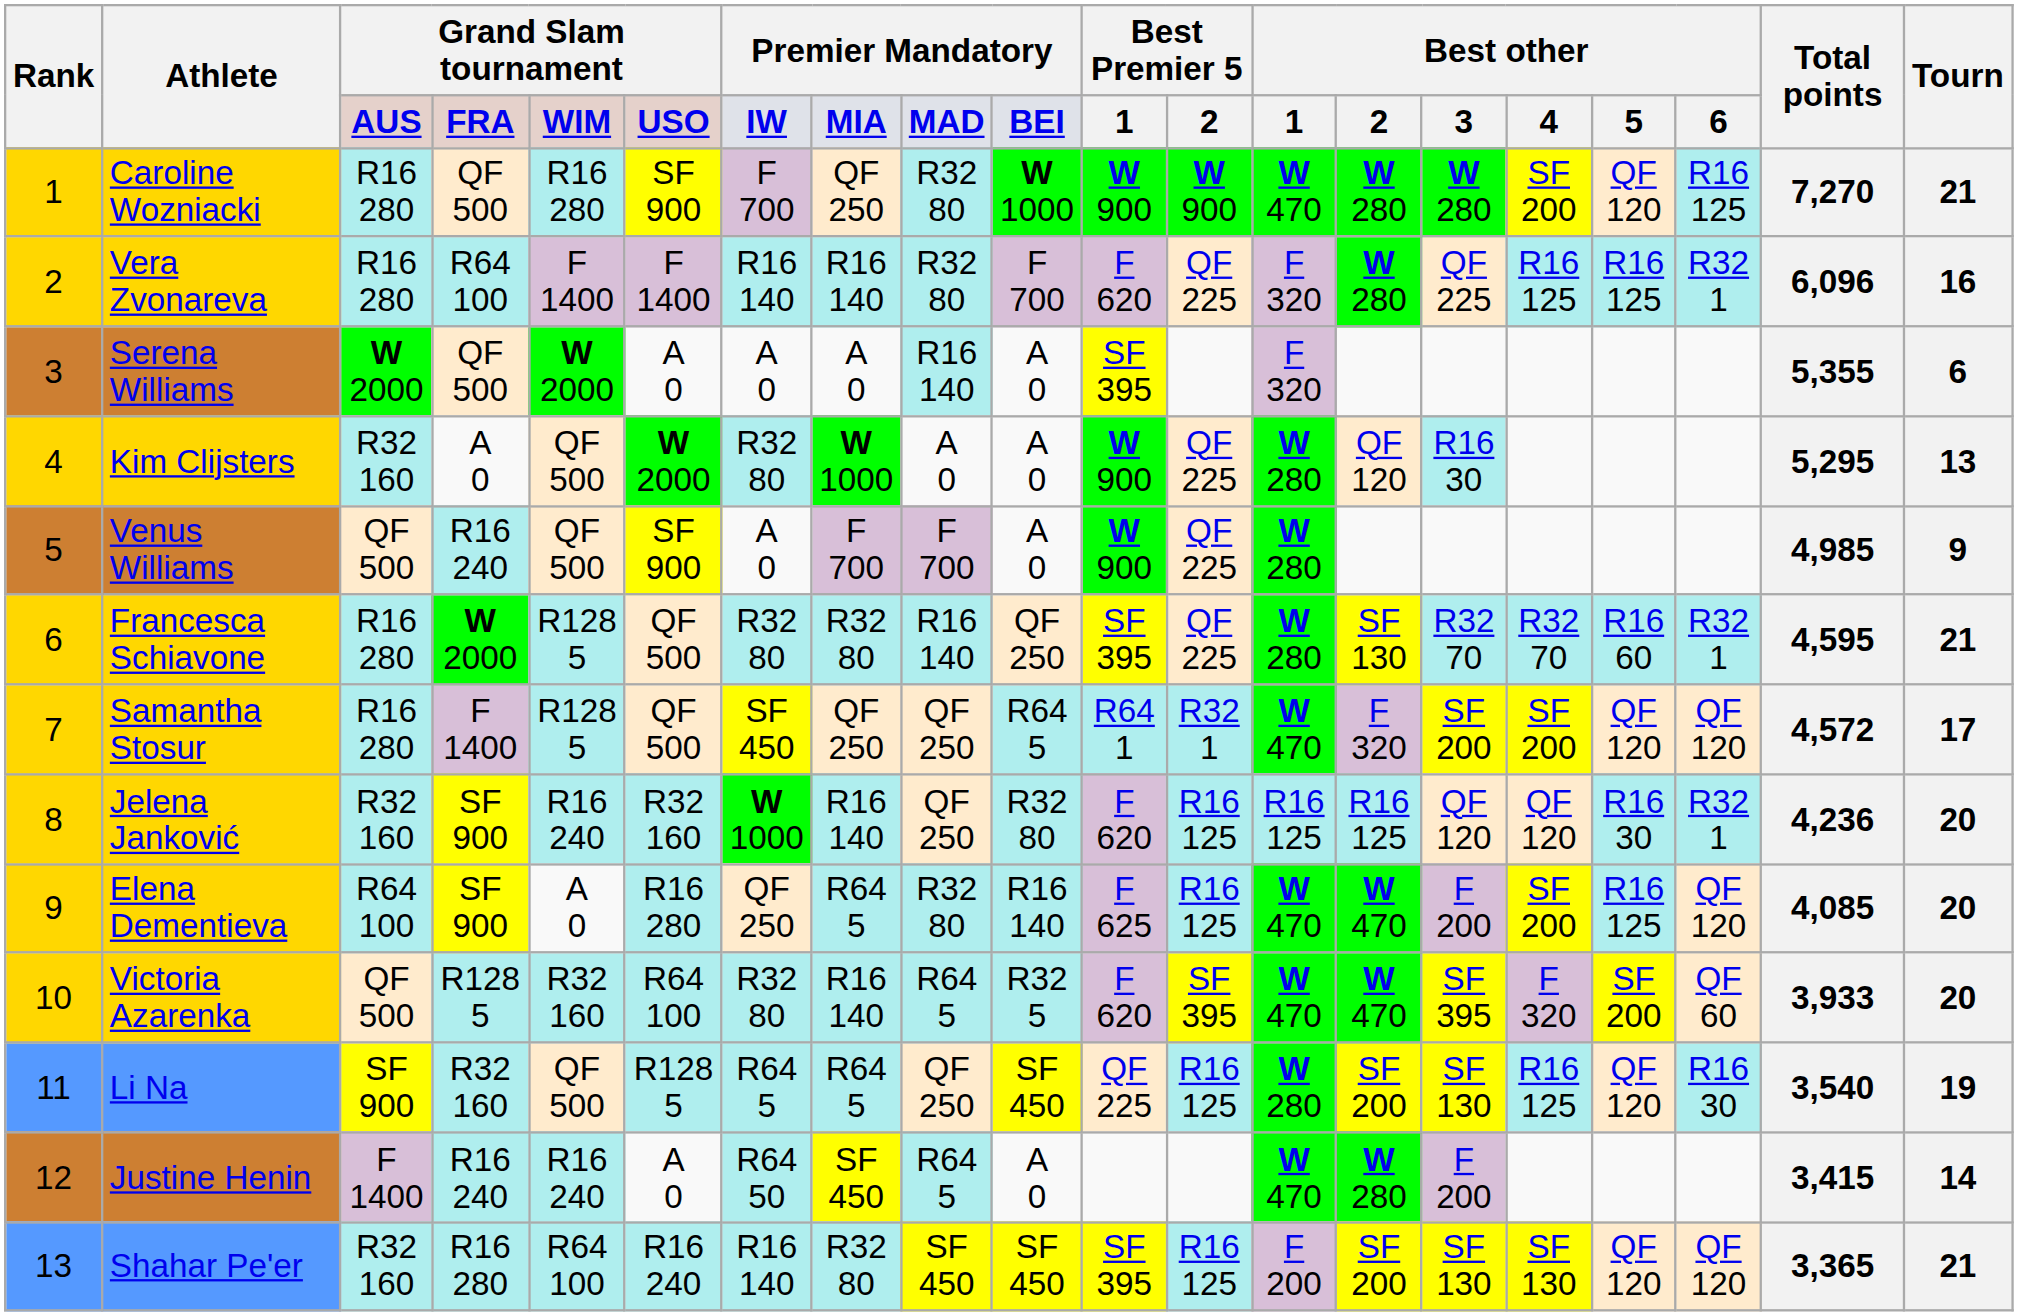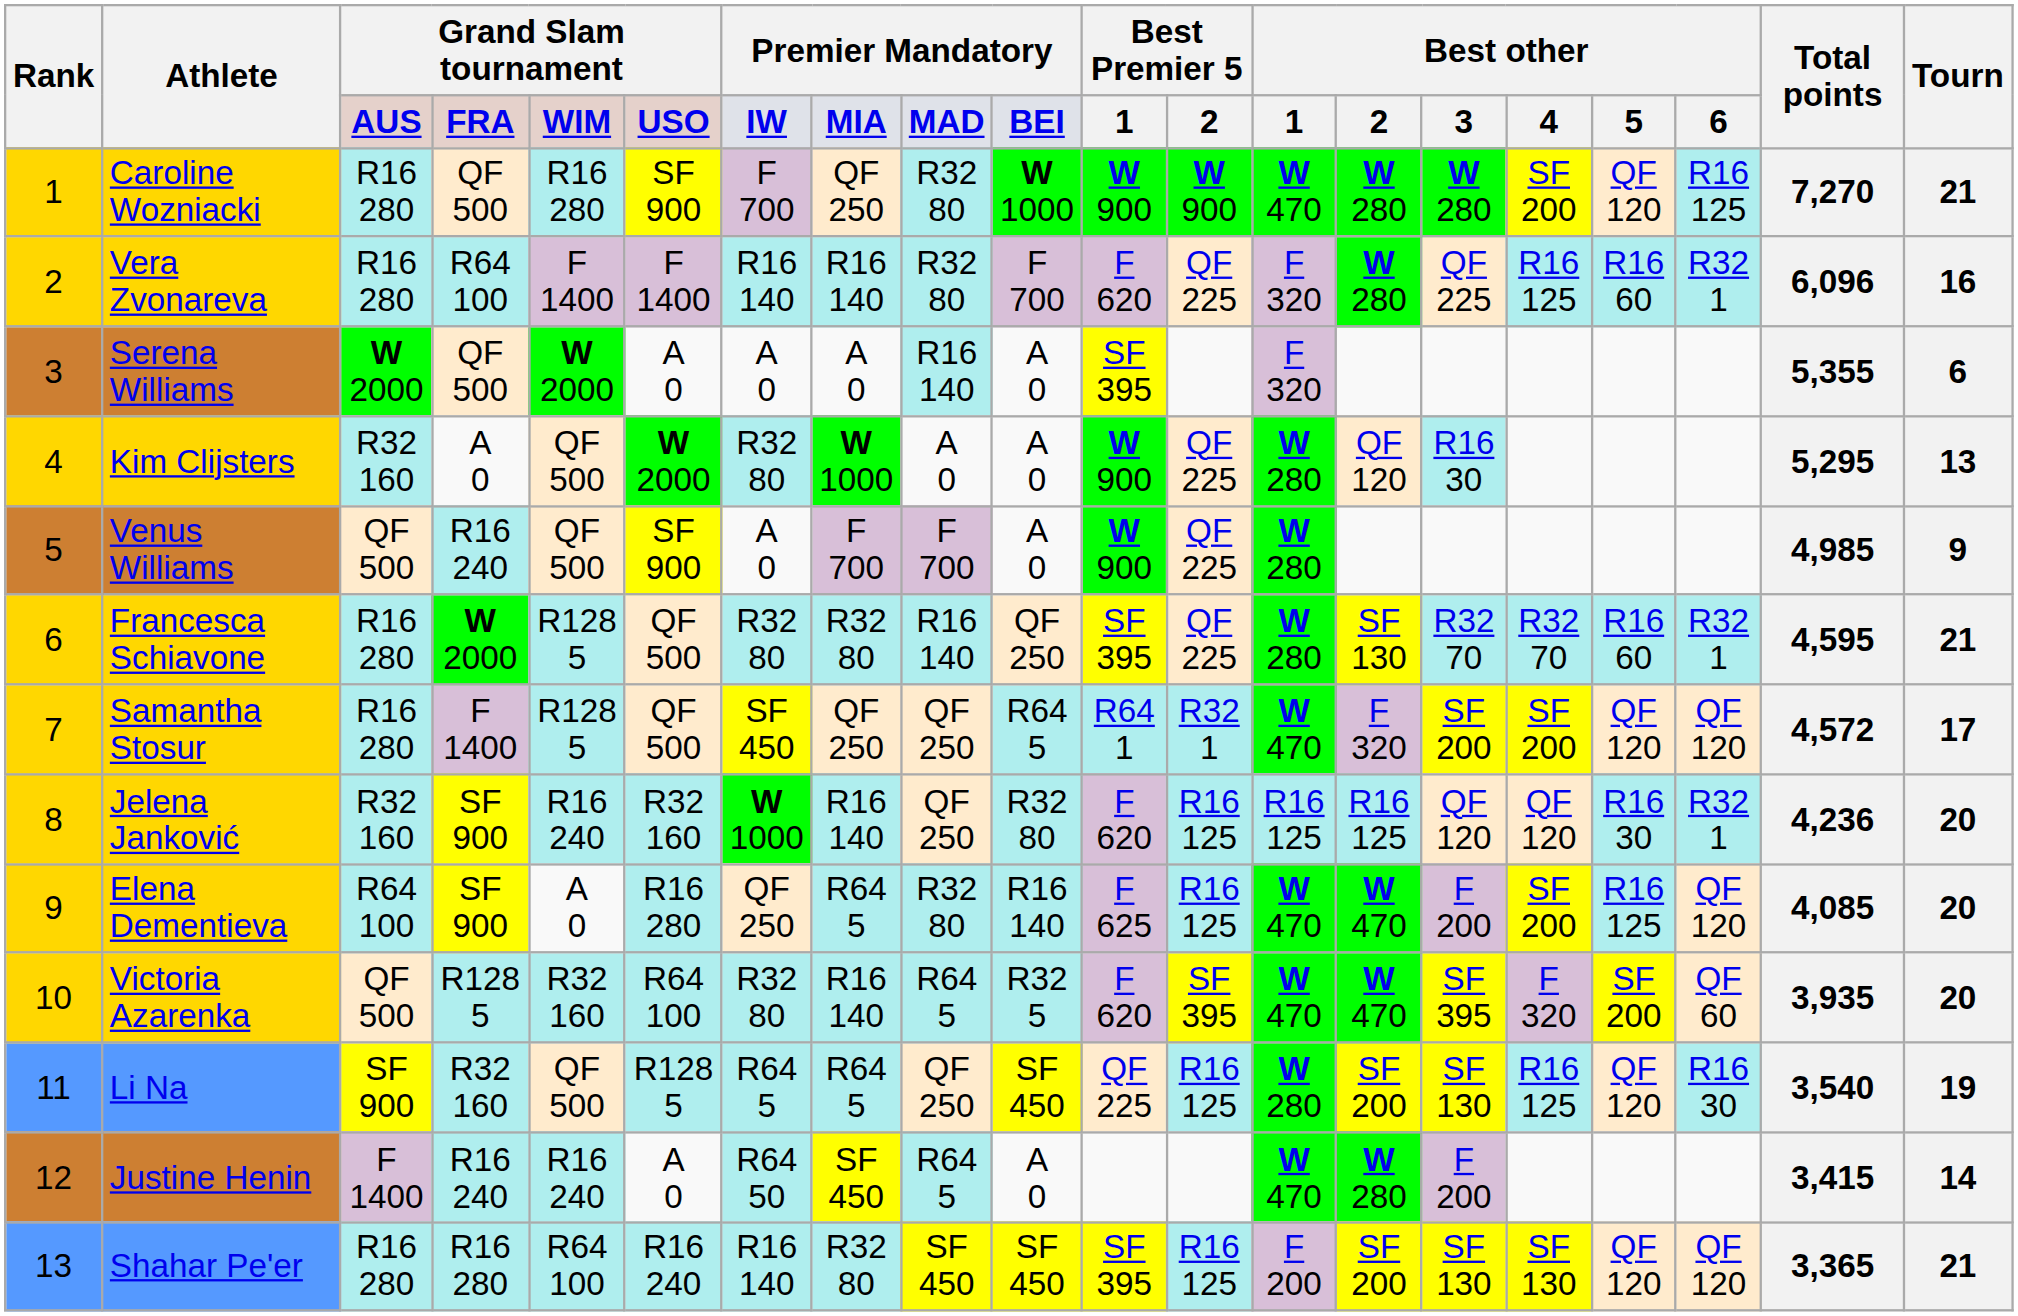(1634, 282) R16 125 -> (1634, 282) R16 60
(1833, 998) 3,933 -> (1833, 998) 3,935
(386, 1267) R32 160 -> (386, 1267) R16 280
